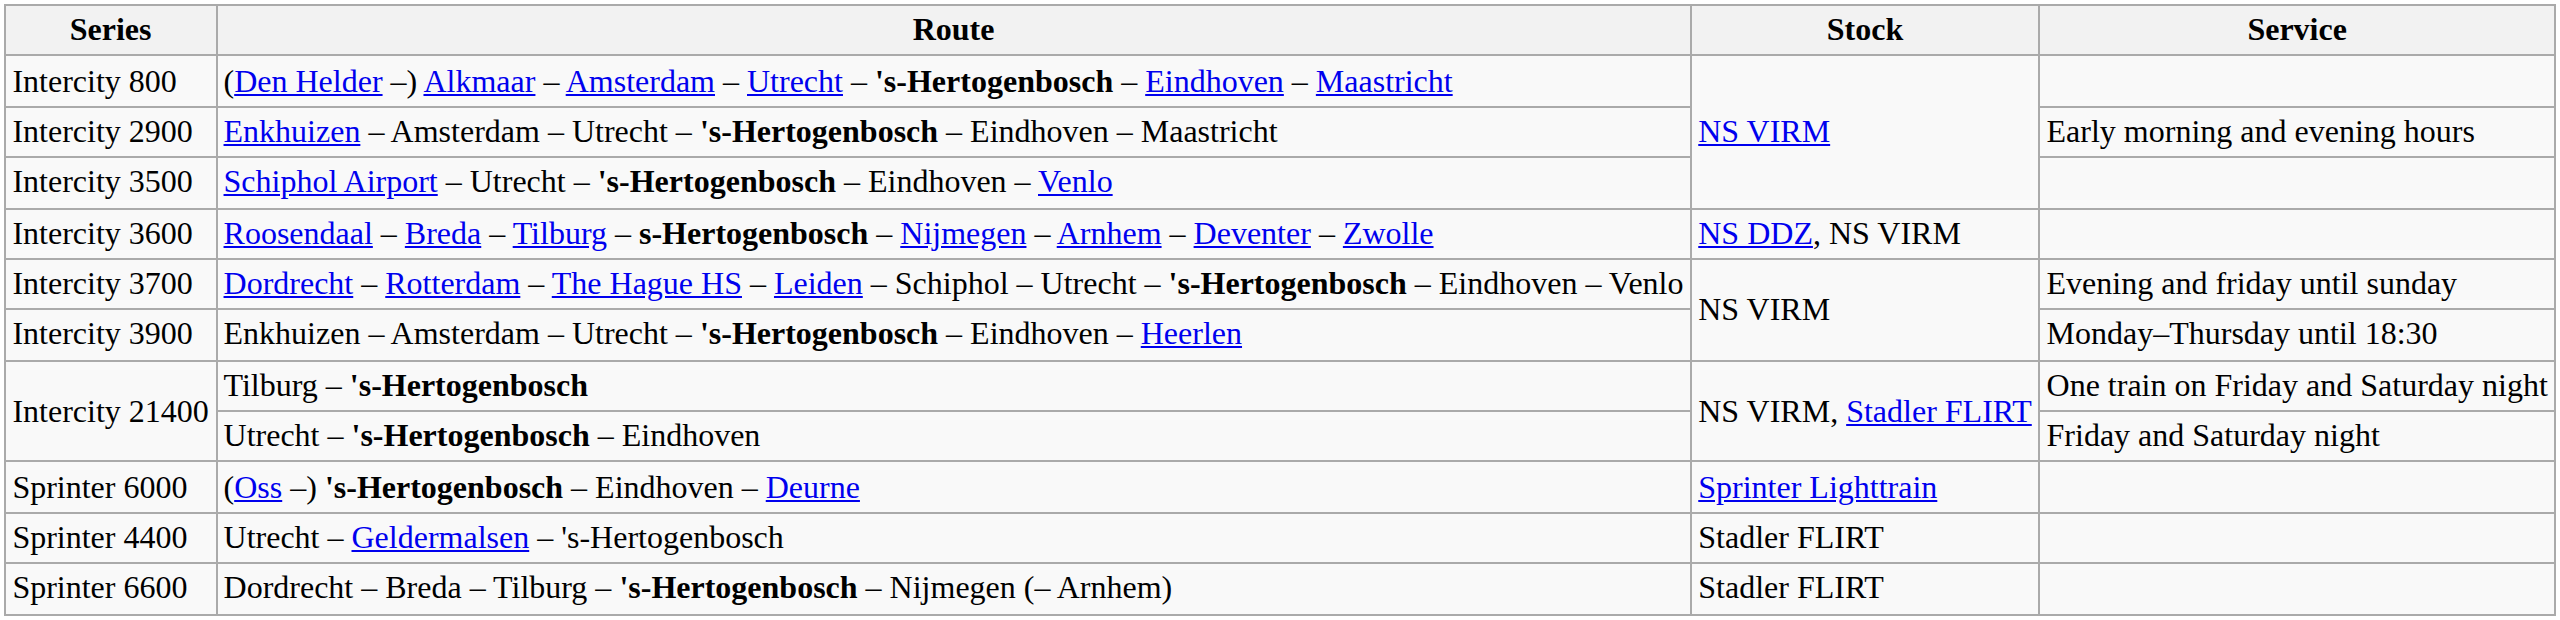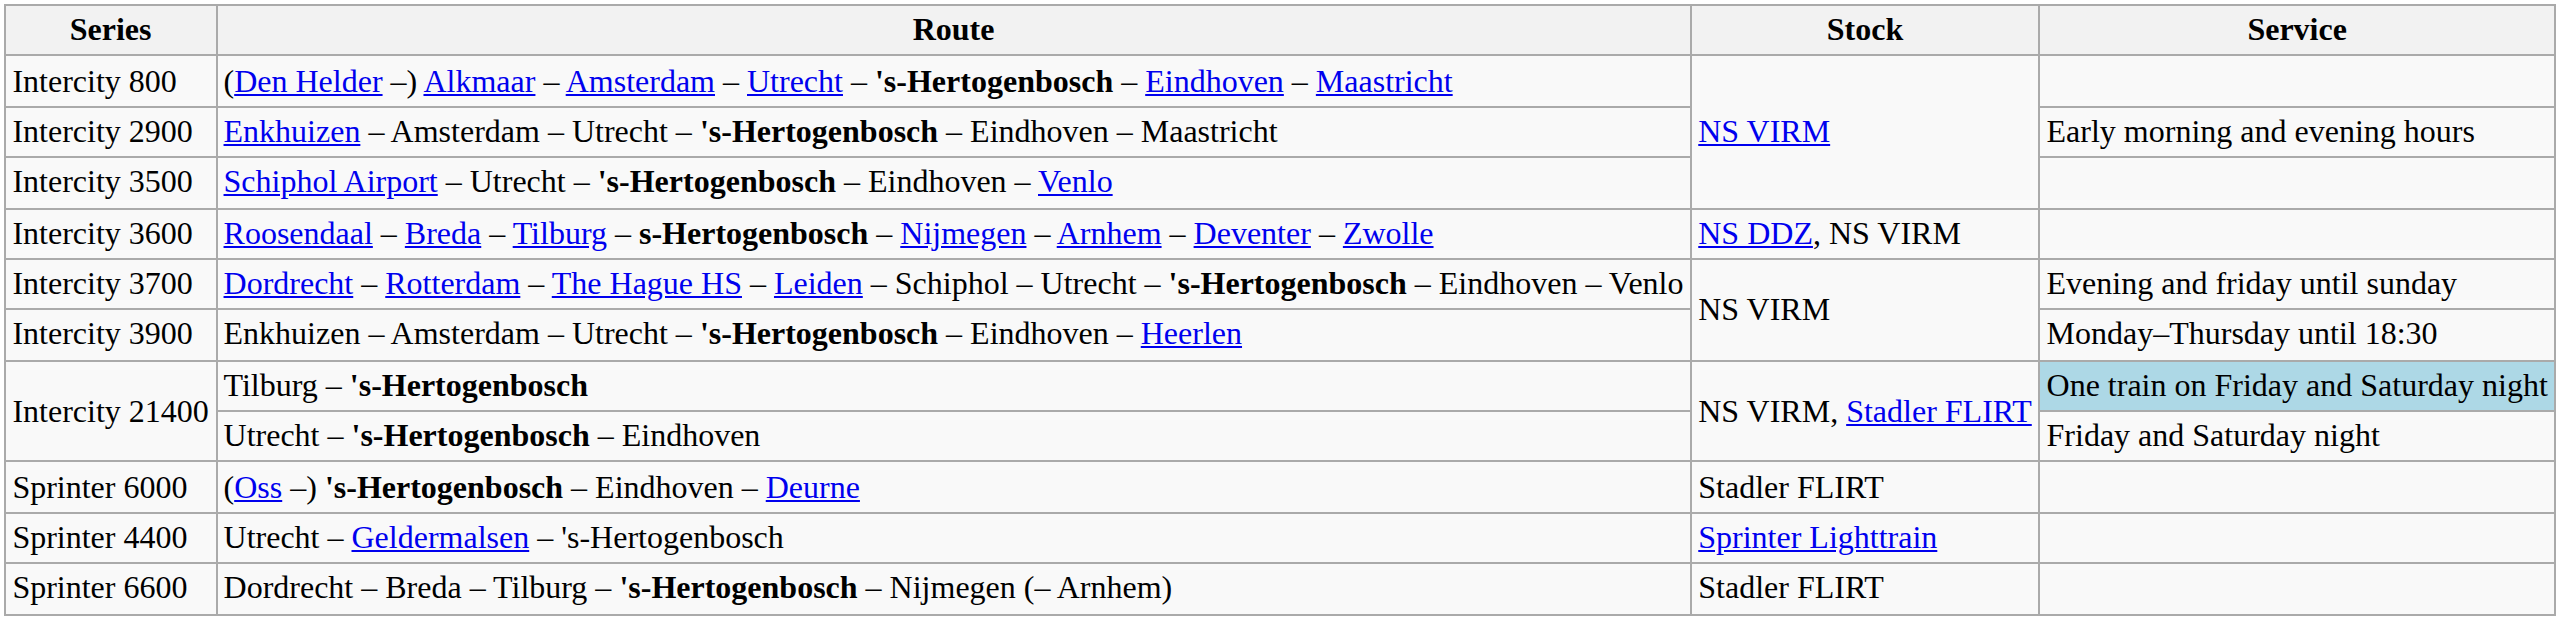(2297, 385) no background -> (2297, 385) lightblue background
(1818, 486) Sprinter Lighttrain -> (1791, 486) Stadler FLIRT
(1791, 537) Stadler FLIRT -> (1818, 537) Sprinter Lighttrain
